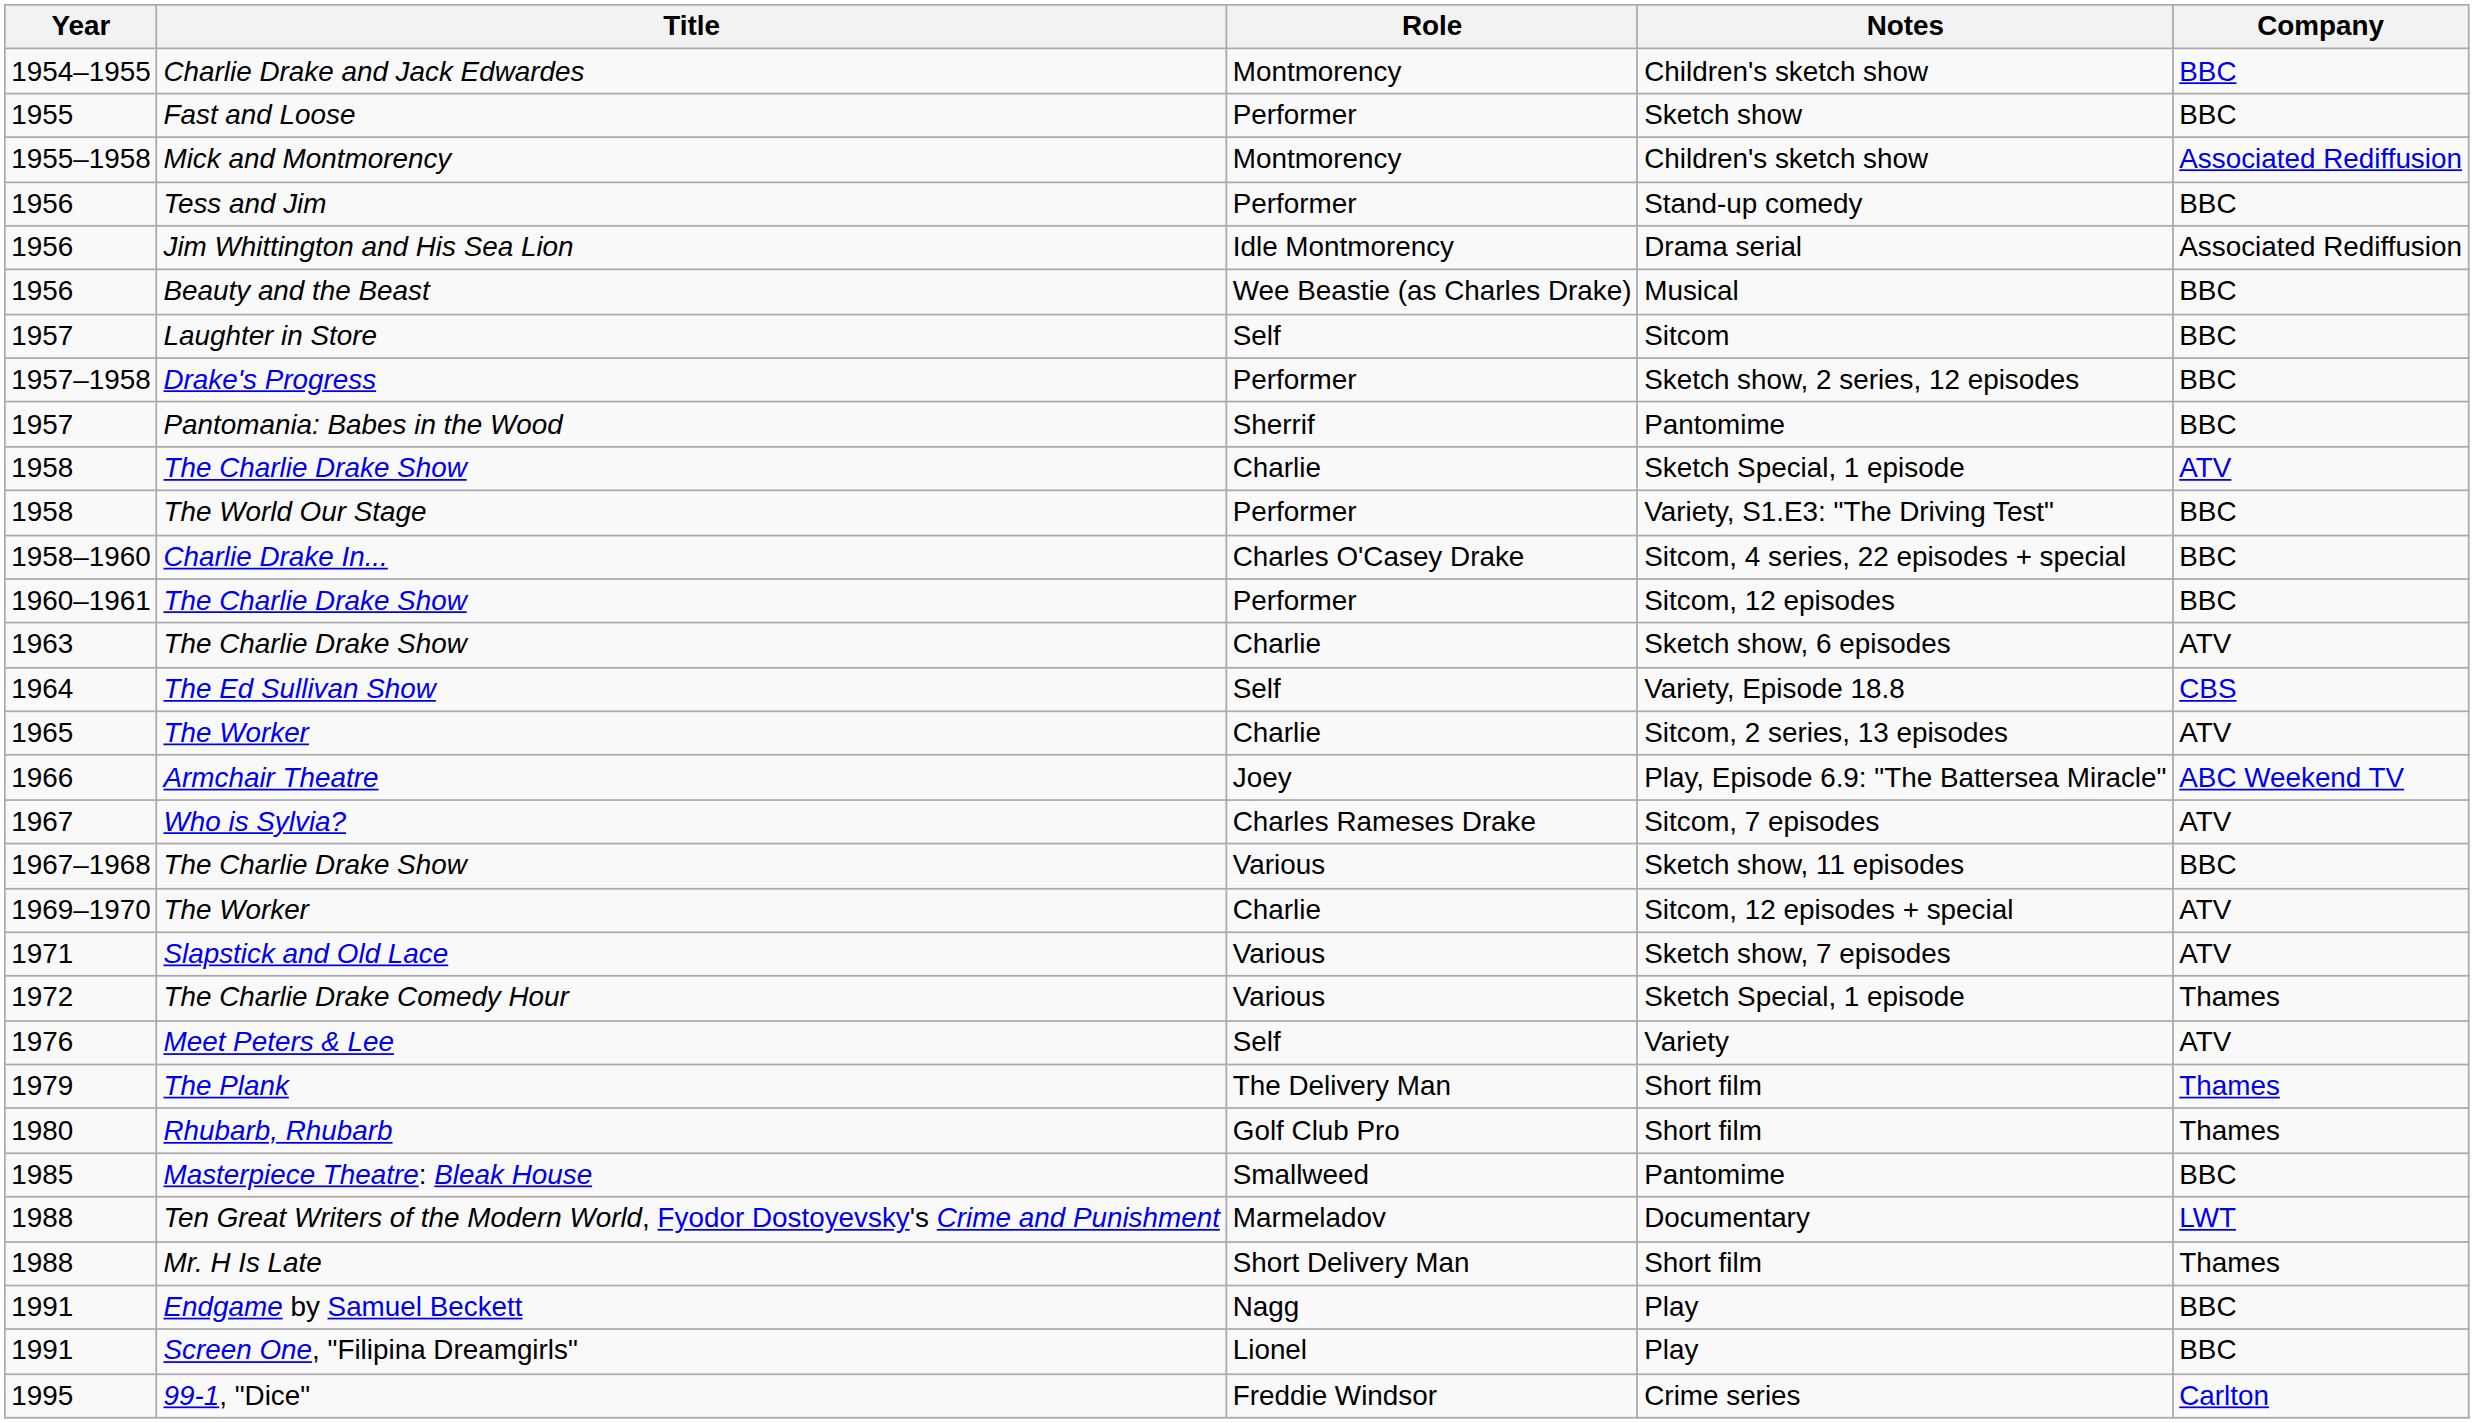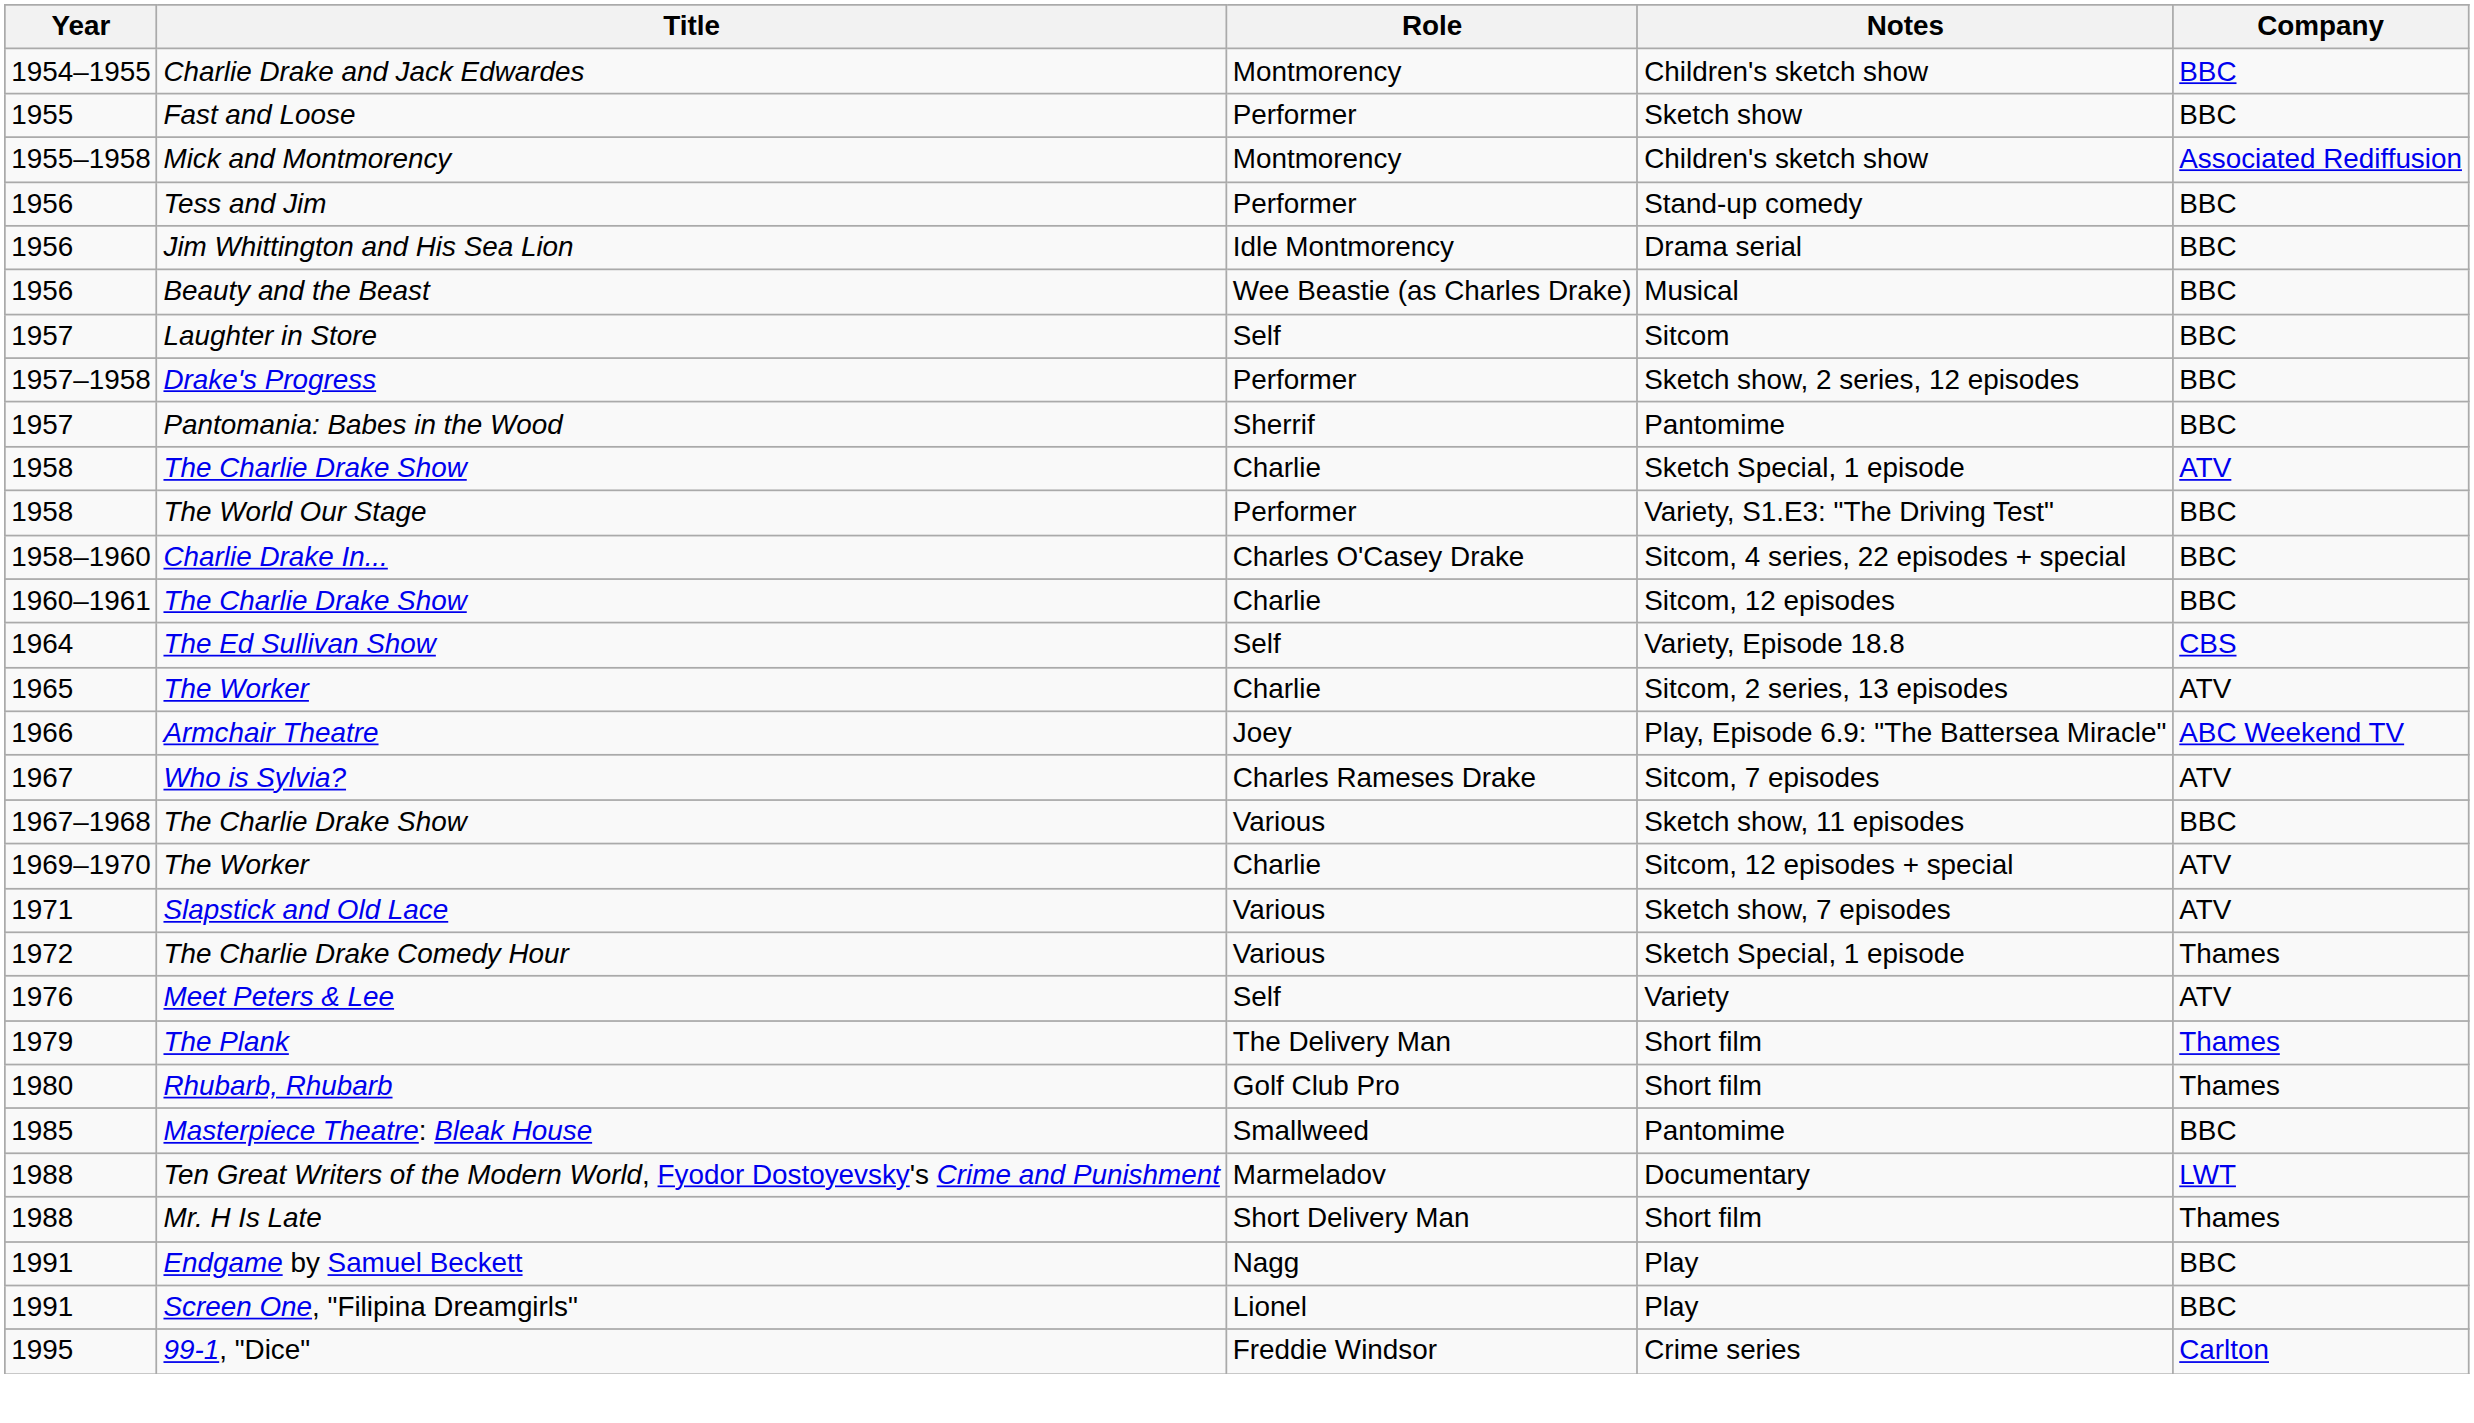(2321, 247) Associated Rediffusion -> (2208, 247) BBC
(1295, 600) Performer -> (1277, 600) Charlie
- row: (42, 644)
